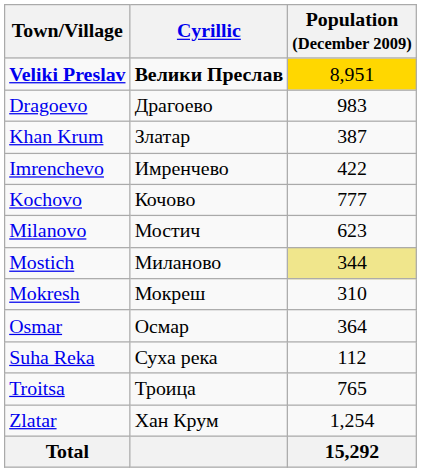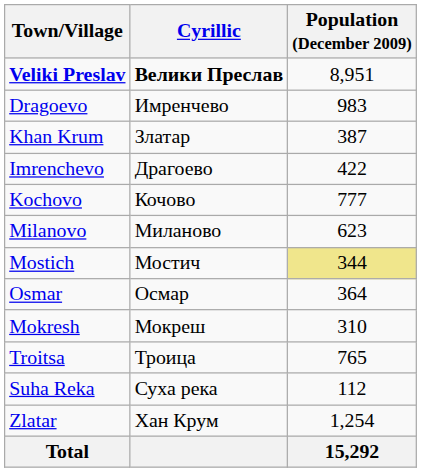(352, 74) gold background -> (352, 74) no background
(174, 105) Драгоево -> (182, 105) Имренчево
(182, 168) Имренчево -> (174, 168) Драгоево
(167, 231) Мостич -> (178, 231) Миланово
(178, 262) Миланово -> (167, 262) Мостич
rows swapped: (44, 294) <-> (36, 325)
rows swapped: (52, 357) <-> (37, 388)
